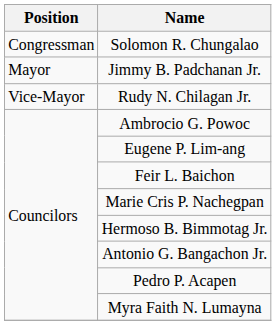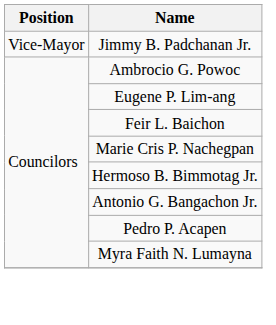- row: (185, 44)
(29, 70) Mayor -> (46, 44) Vice-Mayor
- row: (185, 96)
